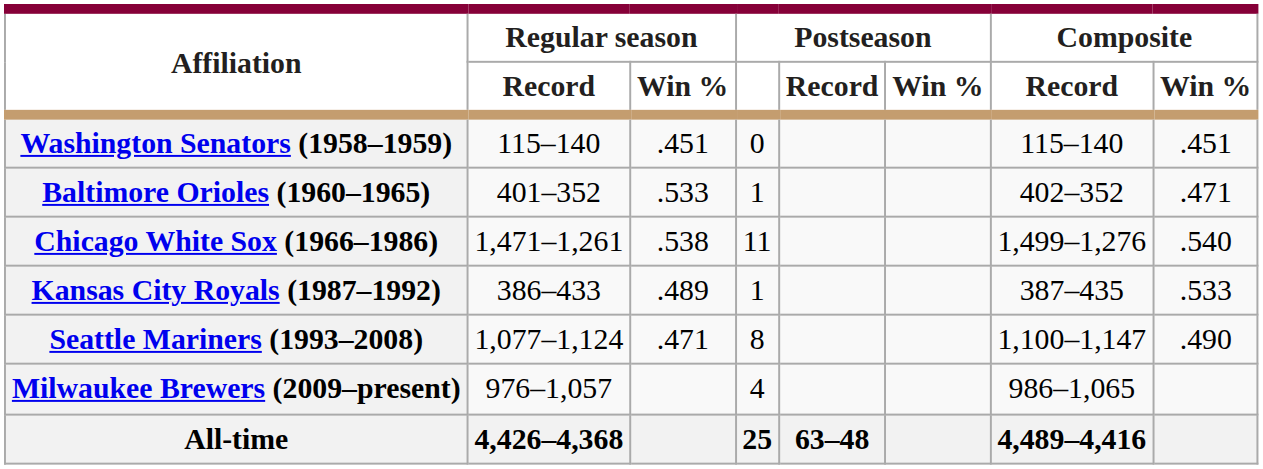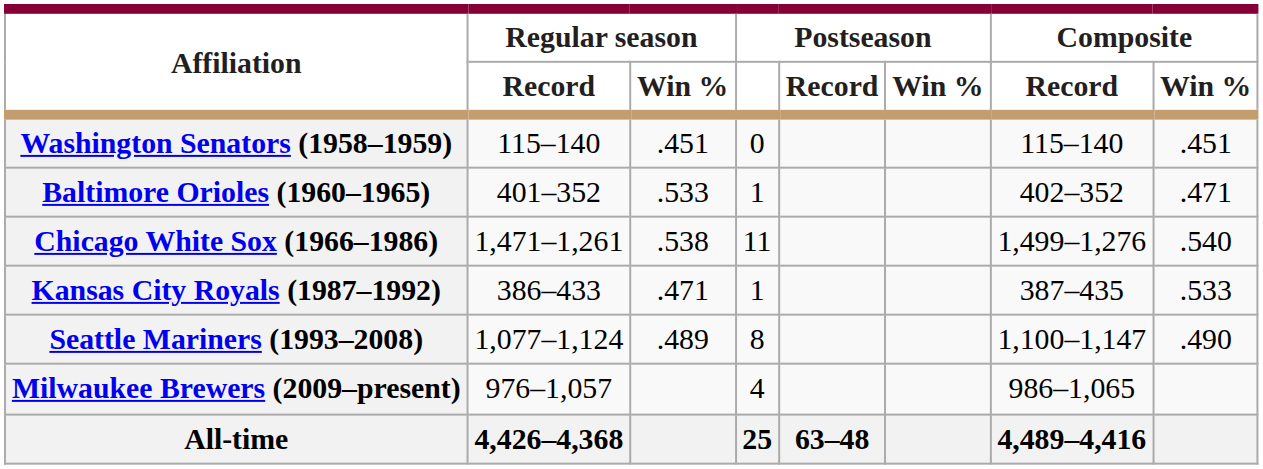(683, 290) .489 -> (683, 290) .471
(683, 339) .471 -> (683, 339) .489
